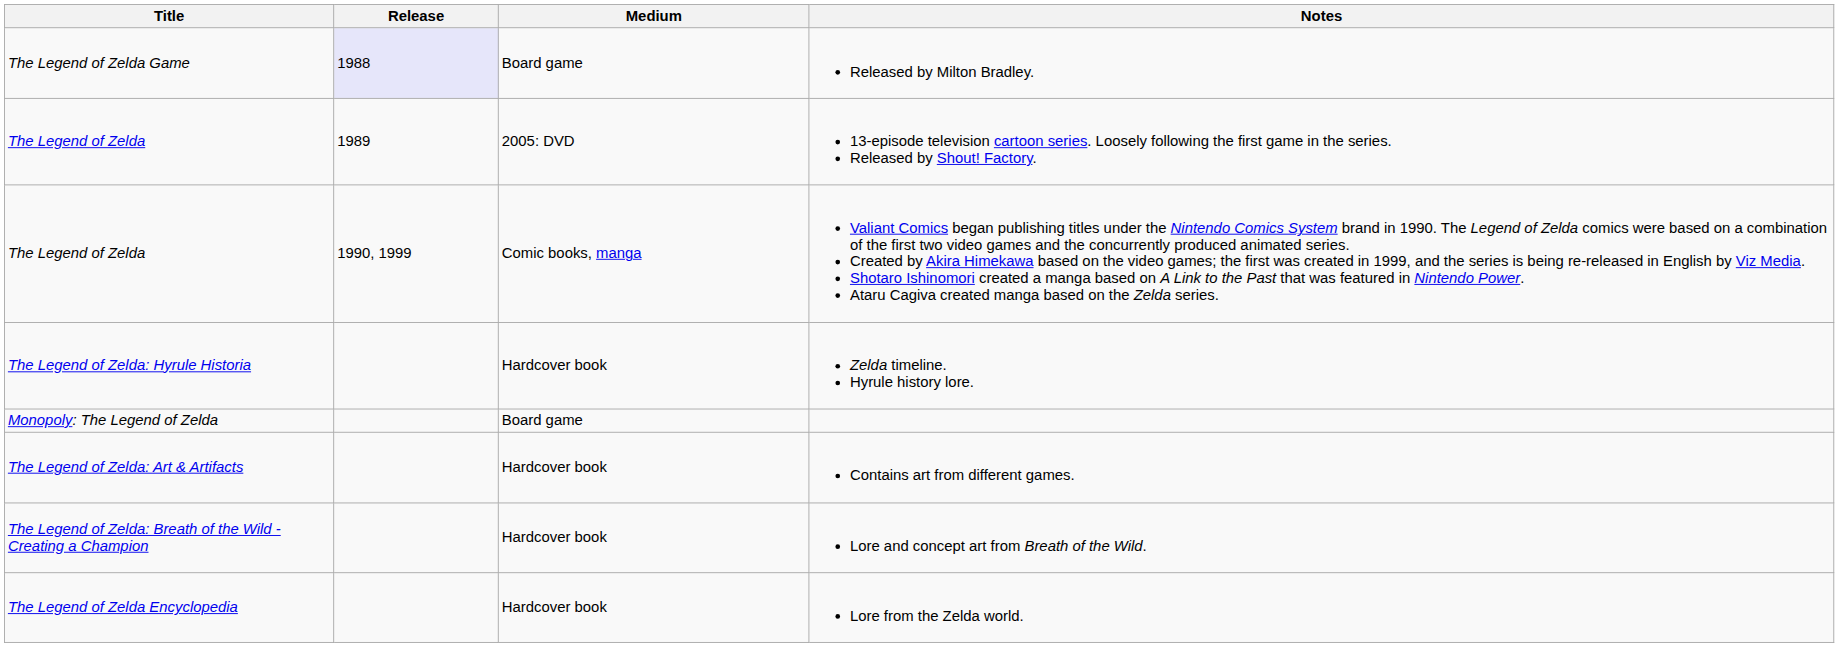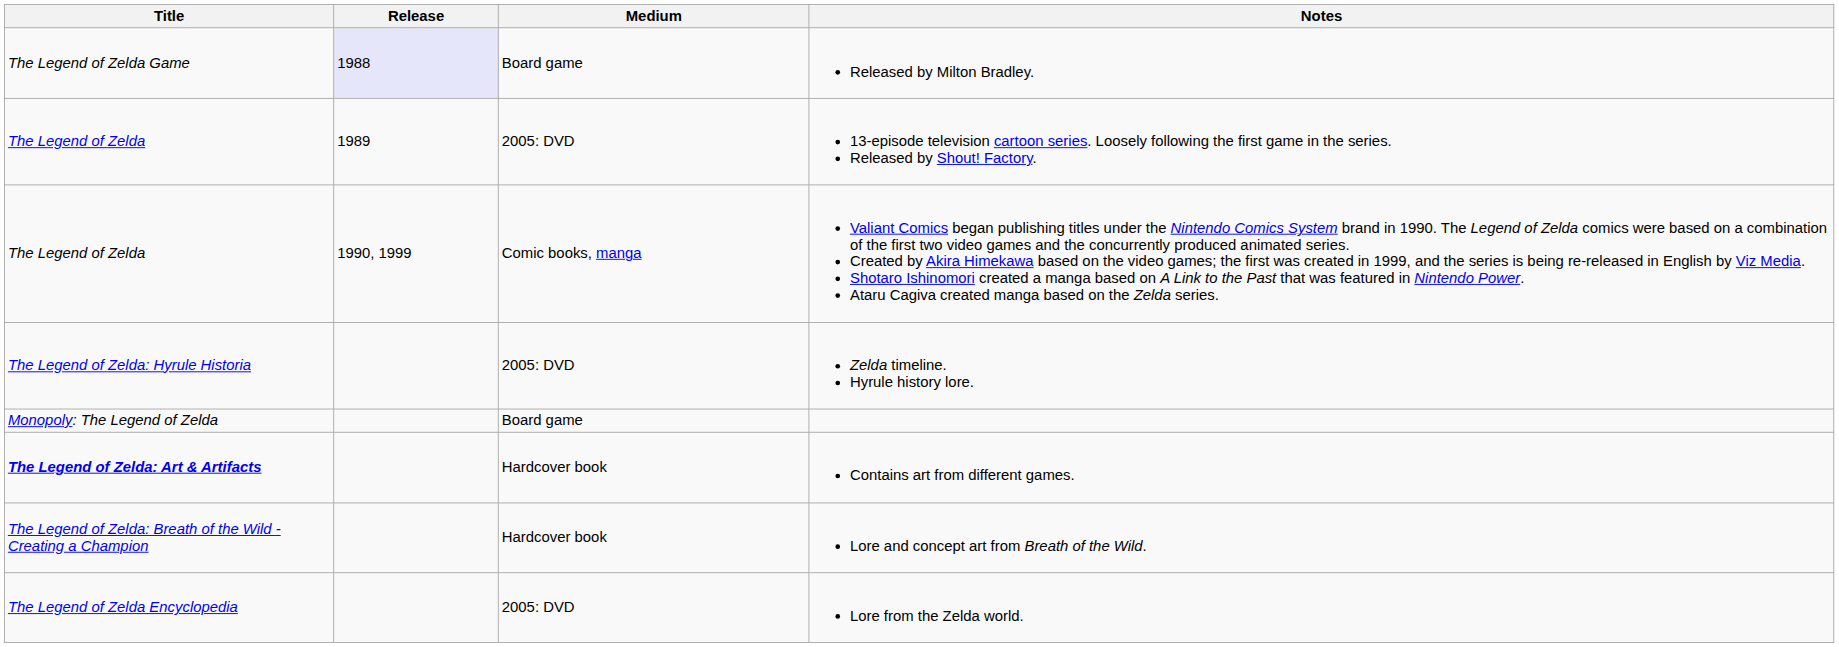(554, 365) Hardcover book -> (538, 365) 2005: DVD
(126, 467) normal -> (135, 467) bold
(554, 607) Hardcover book -> (538, 607) 2005: DVD
